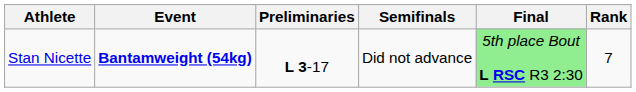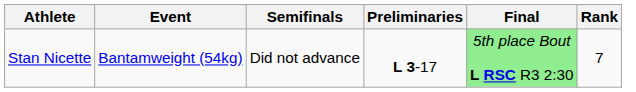columns swapped: (307, 17) <-> (417, 17)
(175, 58) bold -> (170, 58) normal
